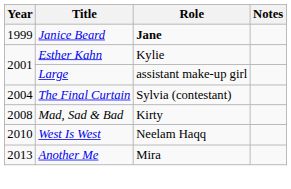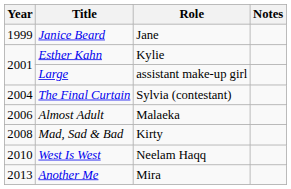(149, 34) bold -> (147, 34) normal
+ row: (71, 114)
